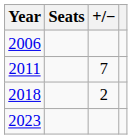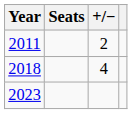- row: (25, 43)
(104, 69) 7 -> (104, 43) 2
(104, 95) 2 -> (104, 69) 4
